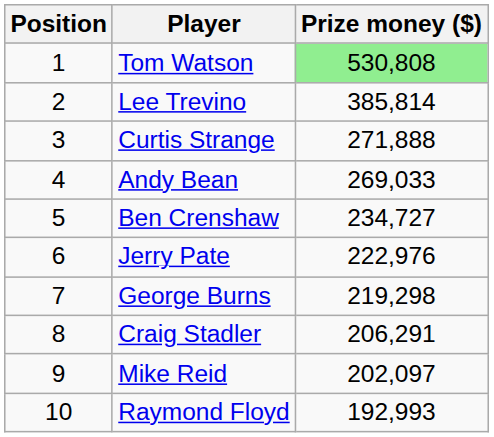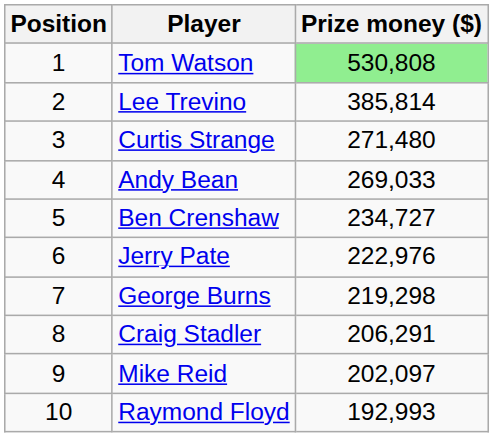(391, 140) 271,888 -> (391, 140) 271,480
